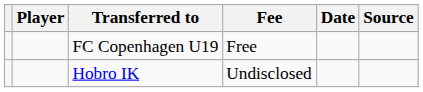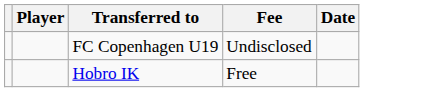- column: (388, 18)
(242, 45) Free -> (269, 45) Undisclosed
(269, 73) Undisclosed -> (242, 73) Free
